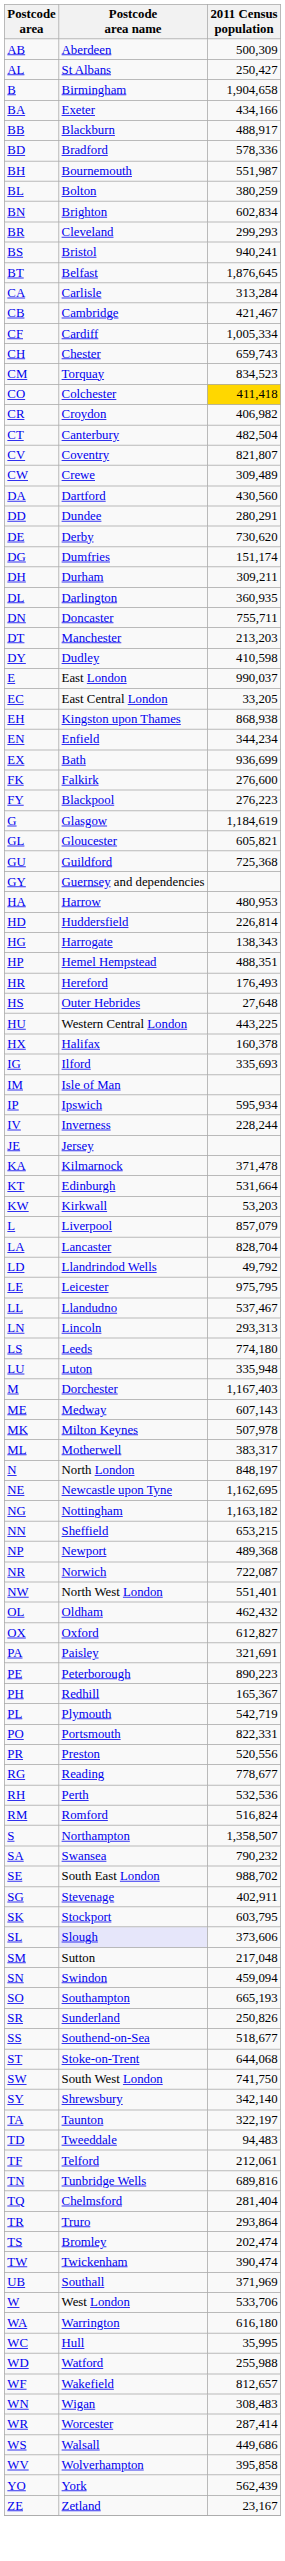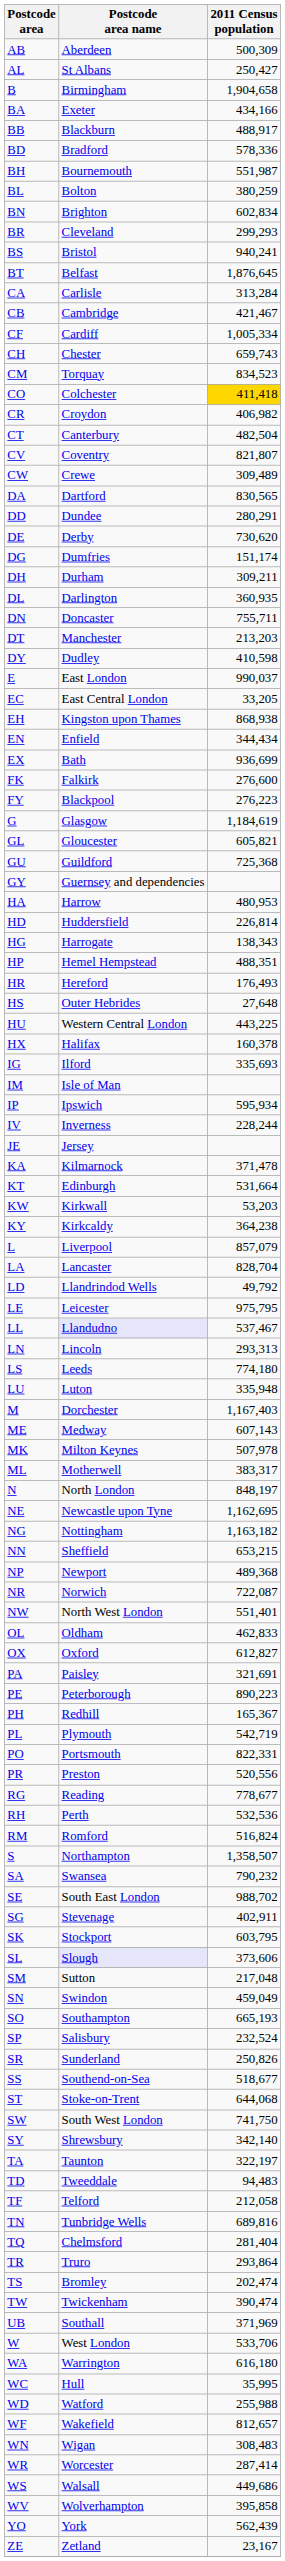(257, 495) 430,560 -> (257, 495) 830,565
(257, 739) 344,234 -> (257, 739) 344,434
+ row: (17, 1226)
(89, 1307) no background -> (89, 1328) lavender background
(257, 1612) 462,432 -> (257, 1632) 462,833
(257, 1977) 459,094 -> (257, 1998) 459,049
+ row: (14, 2038)
(257, 2160) 212,061 -> (257, 2201) 212,058
